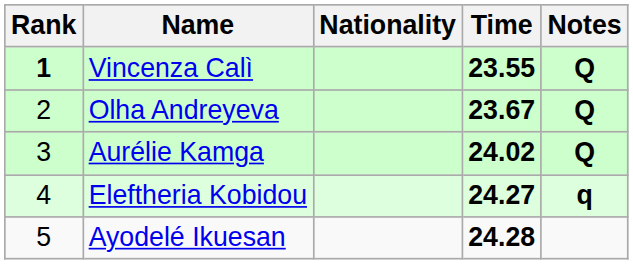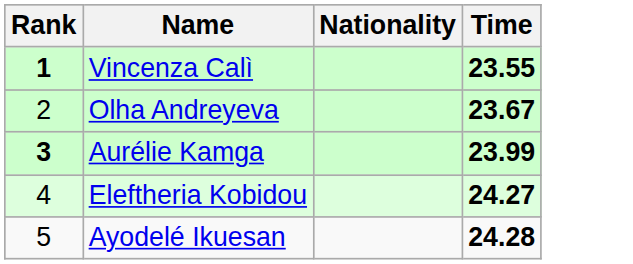- column: (585, 25)
(44, 152) normal -> (44, 152) bold
(502, 152) 24.02 -> (502, 152) 23.99
